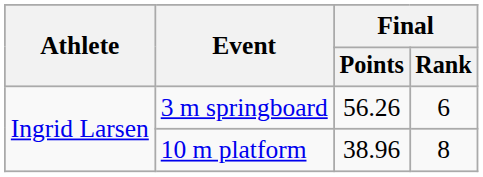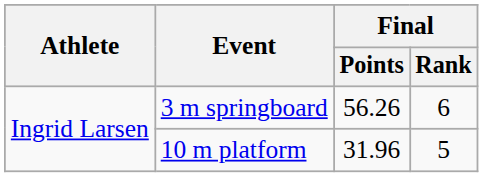(372, 149) 38.96 -> (372, 149) 31.96
(444, 149) 8 -> (444, 149) 5
